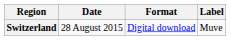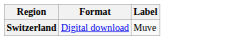- column: (92, 12)
